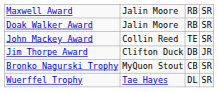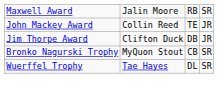- row: (50, 25)
(207, 39) SR -> (207, 25) JR
